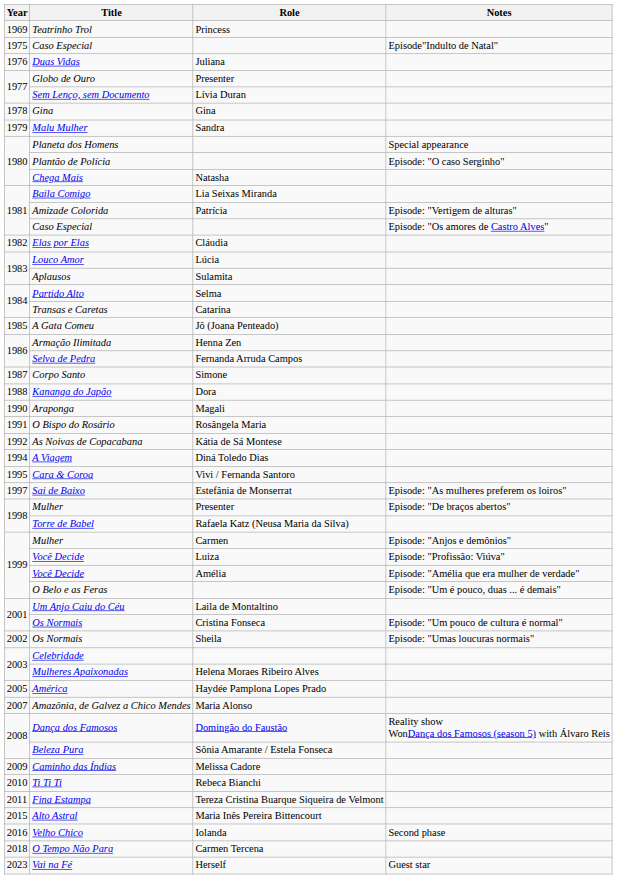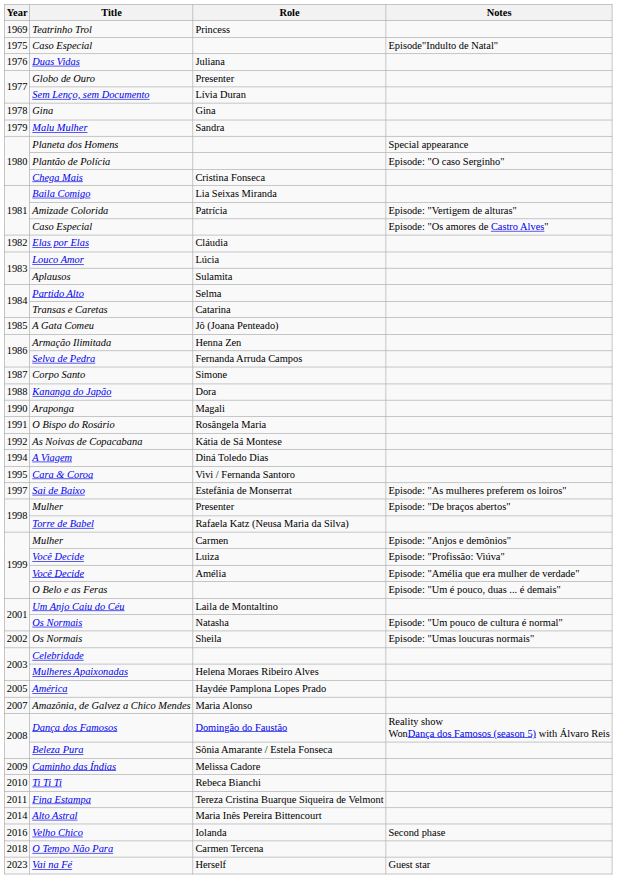(212, 177) Natasha -> (230, 177) Cristina Fonseca
(230, 623) Cristina Fonseca -> (212, 623) Natasha
(17, 816) 2015 -> (17, 816) 2014
